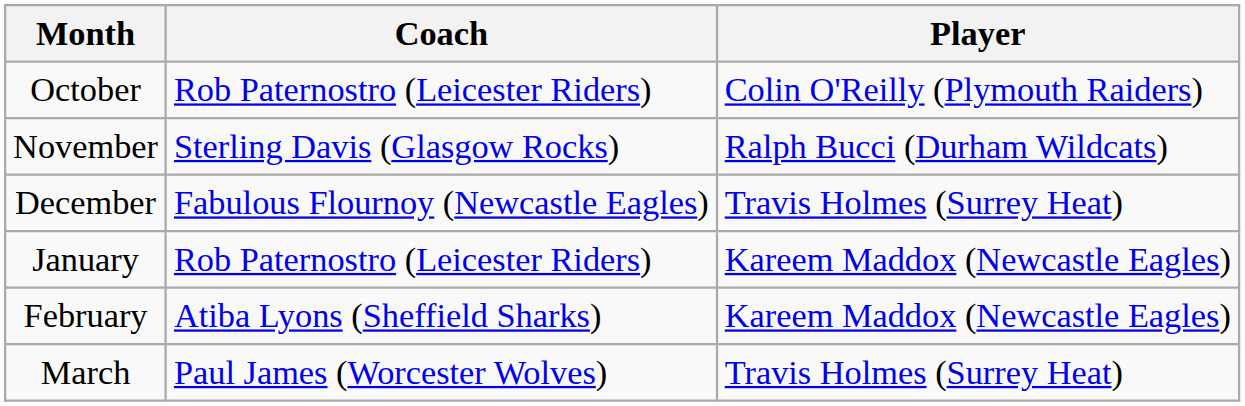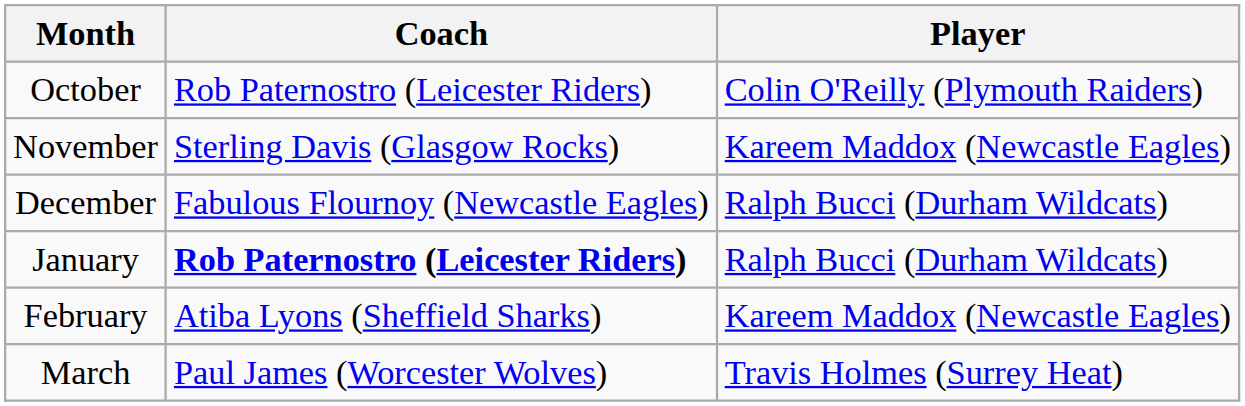(946, 146) Ralph Bucci (Durham Wildcats) -> (978, 146) Kareem Maddox (Newcastle Eagles)
(924, 202) Travis Holmes (Surrey Heat) -> (946, 202) Ralph Bucci (Durham Wildcats)
(413, 259) normal -> (430, 259) bold
(978, 259) Kareem Maddox (Newcastle Eagles) -> (946, 259) Ralph Bucci (Durham Wildcats)
